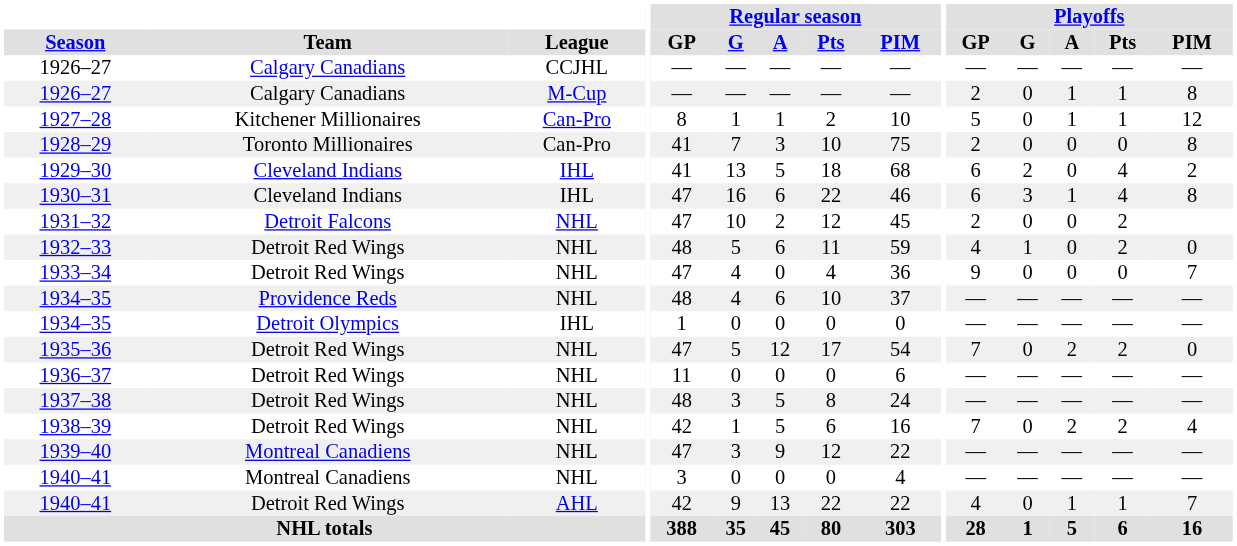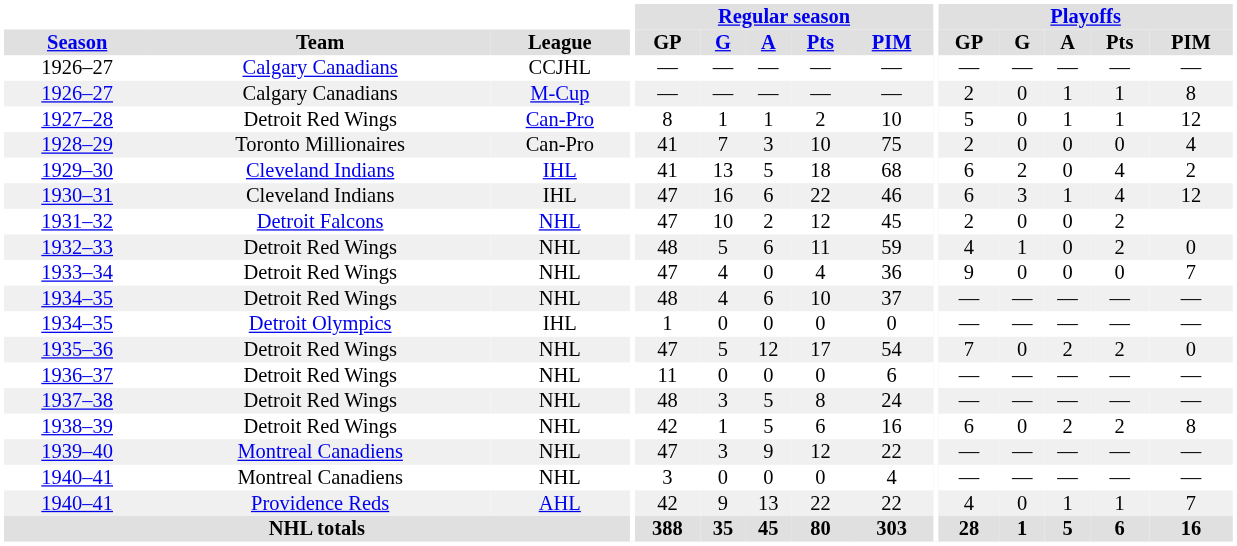(328, 119) Kitchener Millionaires -> (320, 119) Detroit Red Wings
(1192, 144) 8 -> (1191, 144) 4
(1192, 195) 8 -> (1191, 195) 12
(328, 298) Providence Reds -> (320, 298) Detroit Red Wings
(976, 426) 7 -> (969, 426) 6
(1192, 426) 4 -> (1191, 426) 8
(328, 503) Detroit Red Wings -> (320, 503) Providence Reds
